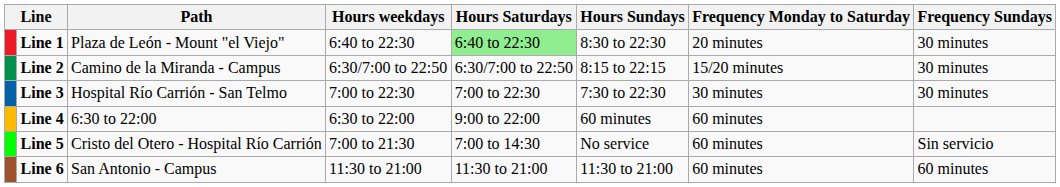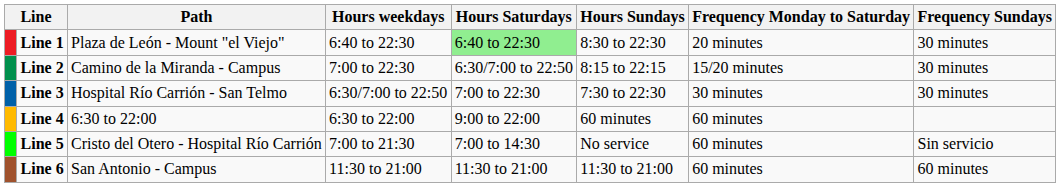(388, 67) 6:30/7:00 to 22:50 -> (372, 67) 7:00 to 22:30
(372, 93) 7:00 to 22:30 -> (388, 93) 6:30/7:00 to 22:50
